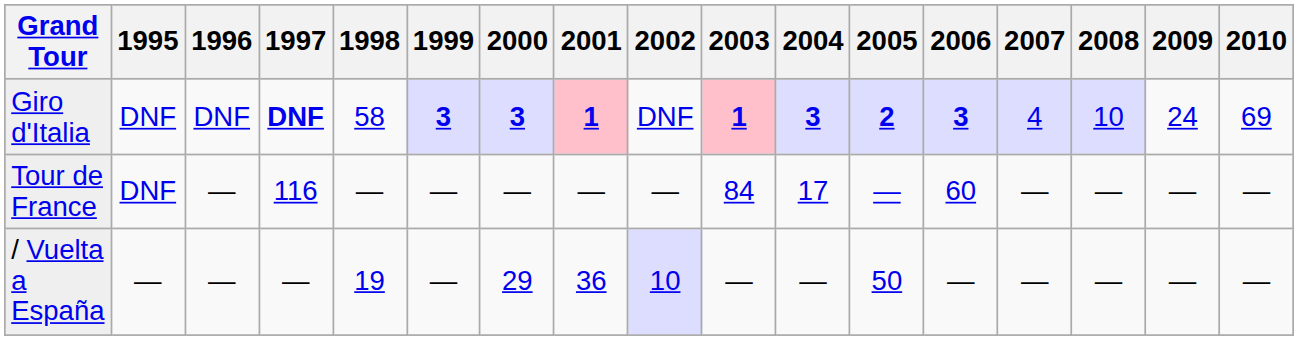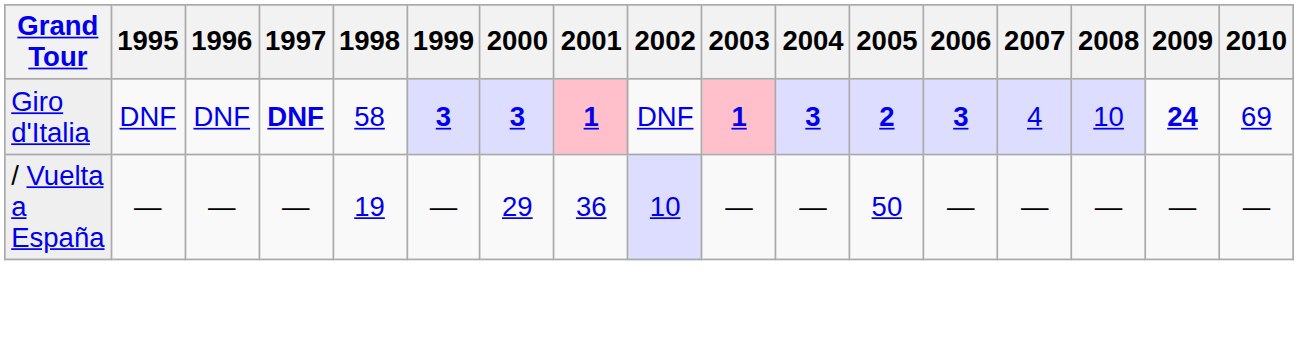(1183, 116) normal -> (1183, 116) bold
- row: (57, 191)
